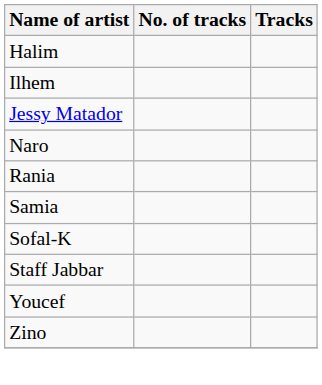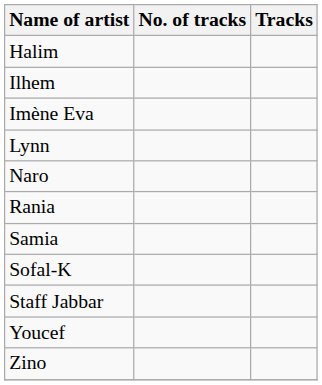+ row: (51, 113)
- row: (66, 113)
+ row: (29, 144)
